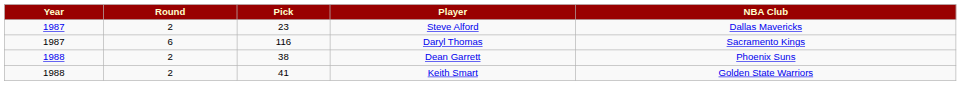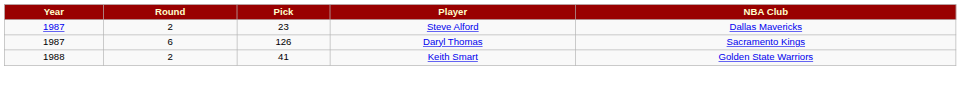(283, 42) 116 -> (283, 42) 126
- row: (453, 57)
